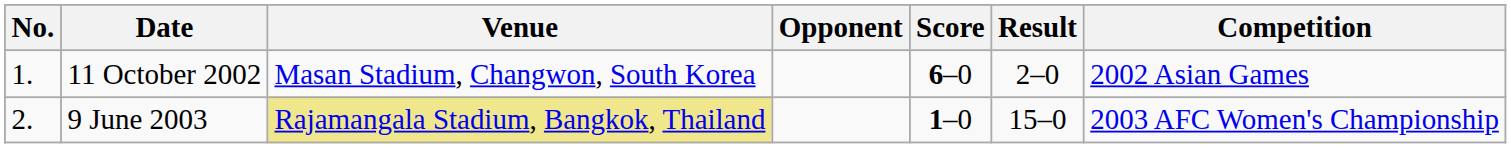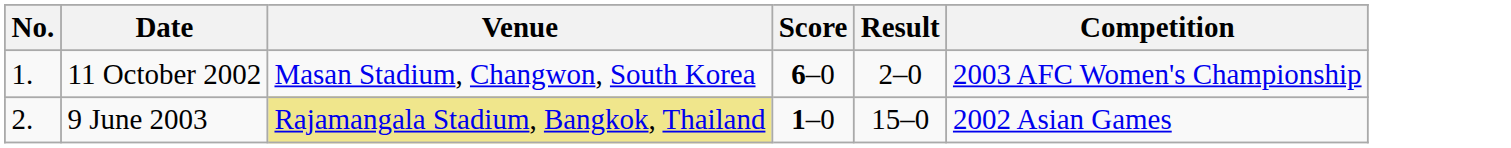- column: (841, 27)
(1200, 73) 2002 Asian Games -> (1157, 73) 2003 AFC Women's Championship
(1295, 119) 2003 AFC Women's Championship -> (1062, 119) 2002 Asian Games
